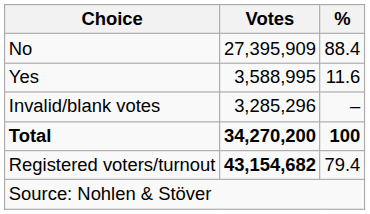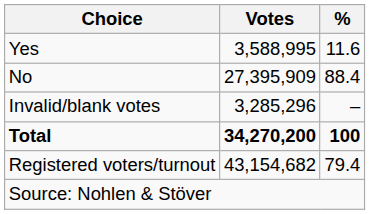rows swapped: (24, 77) <-> (21, 48)
(270, 164) bold -> (270, 164) normal
